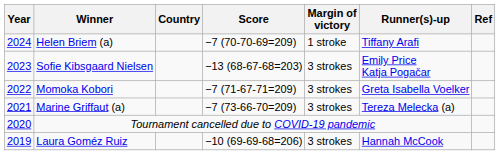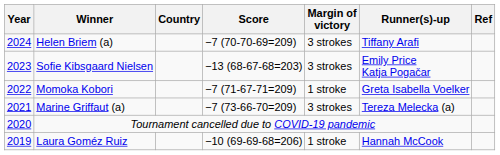(327, 43) 1 stroke -> (330, 43) 3 strokes
(330, 90) 3 strokes -> (327, 90) 1 stroke
(330, 142) 3 strokes -> (327, 142) 1 stroke
